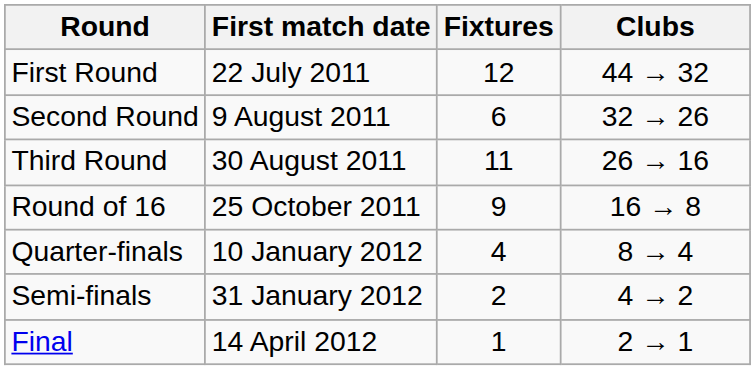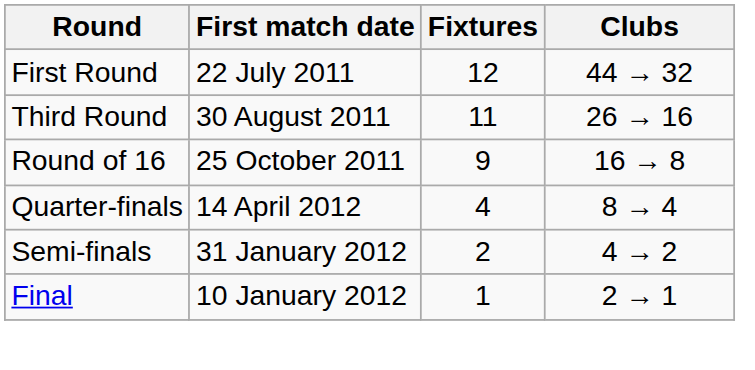- row: (105, 116)
(317, 251) 10 January 2012 -> (279, 206) 14 April 2012
(295, 341) 14 April 2012 -> (302, 296) 10 January 2012
